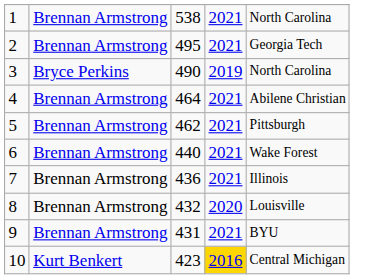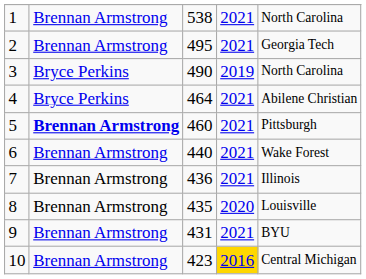(100, 98) Brennan Armstrong -> (81, 98) Bryce Perkins
(100, 125) normal -> (106, 125) bold
(188, 125) 462 -> (200, 125) 460
(188, 206) 432 -> (200, 206) 435
(78, 260) Kurt Benkert -> (100, 260) Brennan Armstrong
